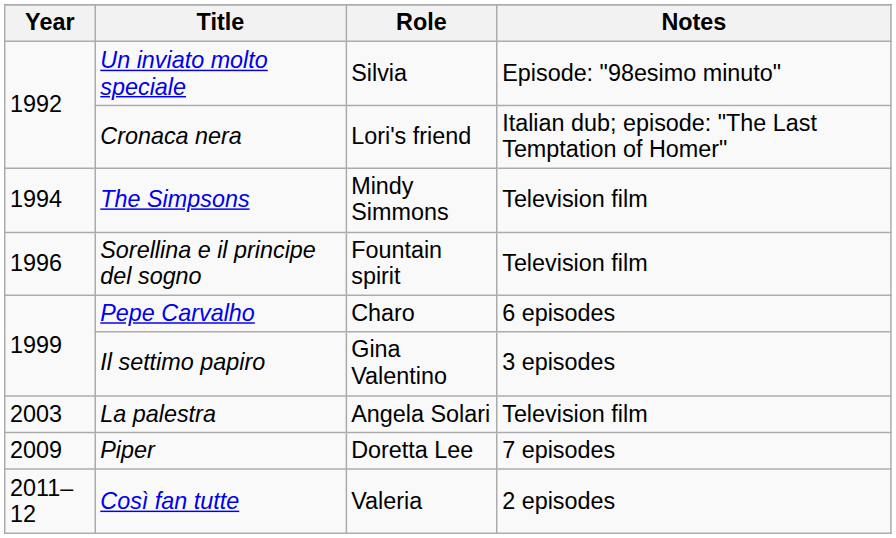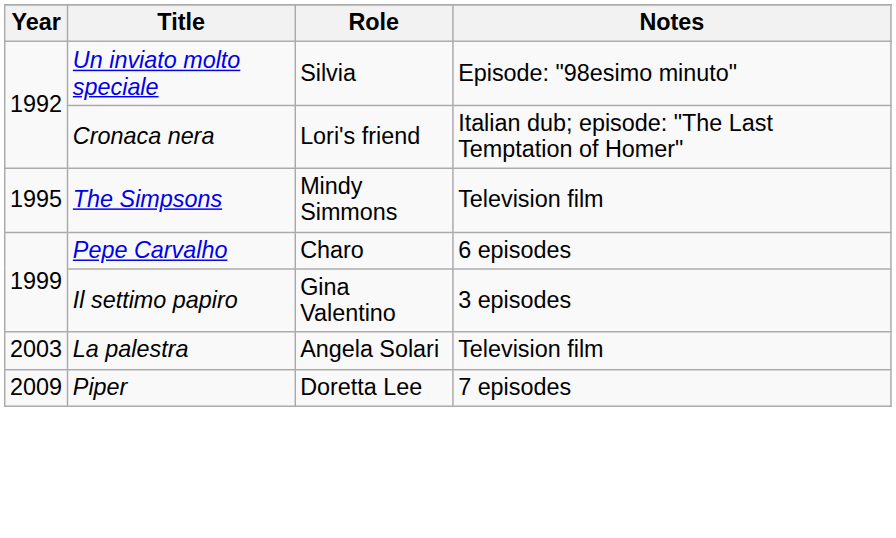(36, 199) 1994 -> (36, 199) 1995
- row: (208, 263)
- row: (170, 500)
